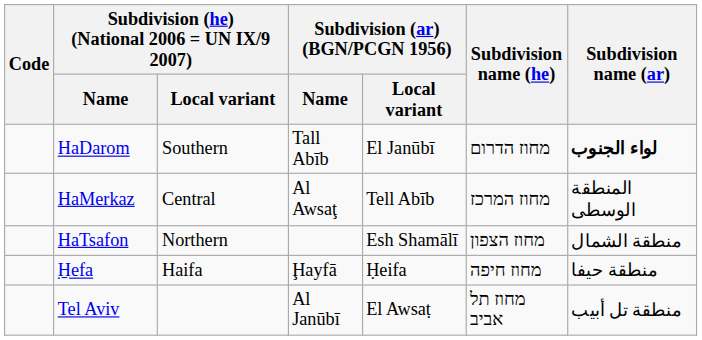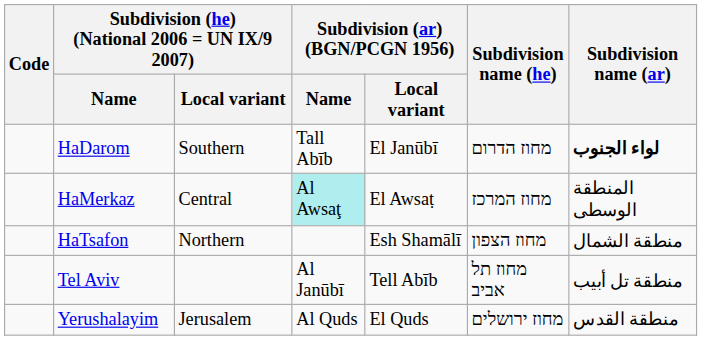(315, 199) no background -> (319, 199) paleturquoise background
(400, 199) Tell Abīb -> (402, 199) El Awsaṭ
- row: (75, 270)
(399, 309) El Awsaṭ -> (403, 279) Tell Abīb
+ row: (108, 319)
